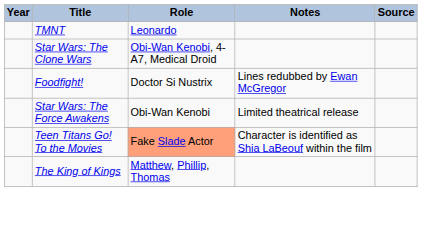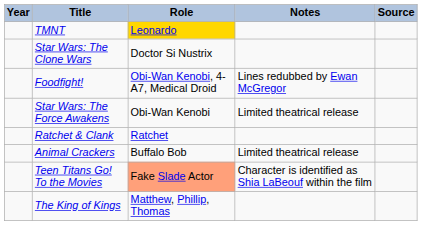(154, 30) no background -> (154, 30) gold background
(178, 53) Obi-Wan Kenobi, 4-A7, Medical Droid -> (171, 53) Doctor Si Nustrix
(171, 83) Doctor Si Nustrix -> (178, 83) Obi-Wan Kenobi, 4-A7, Medical Droid
+ row: (74, 136)
+ row: (75, 153)
